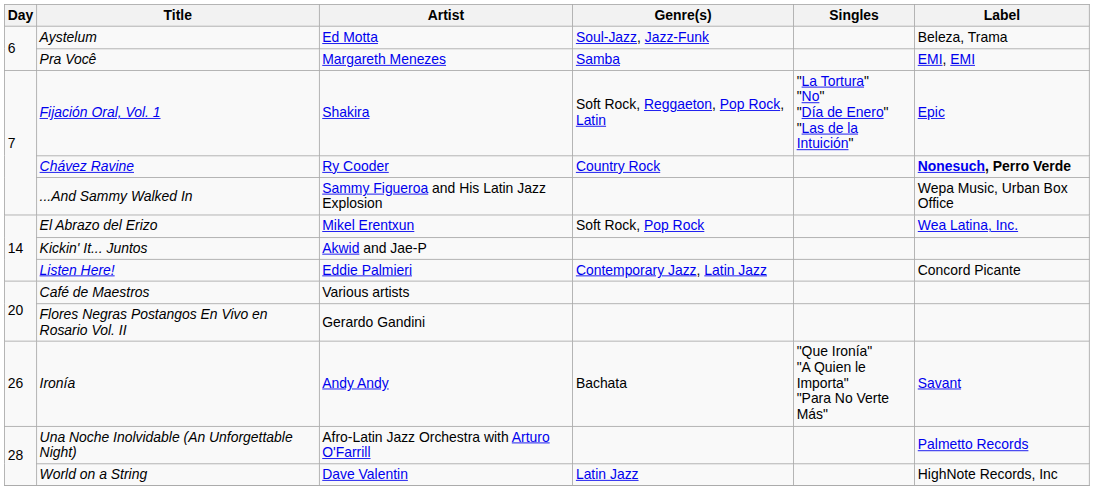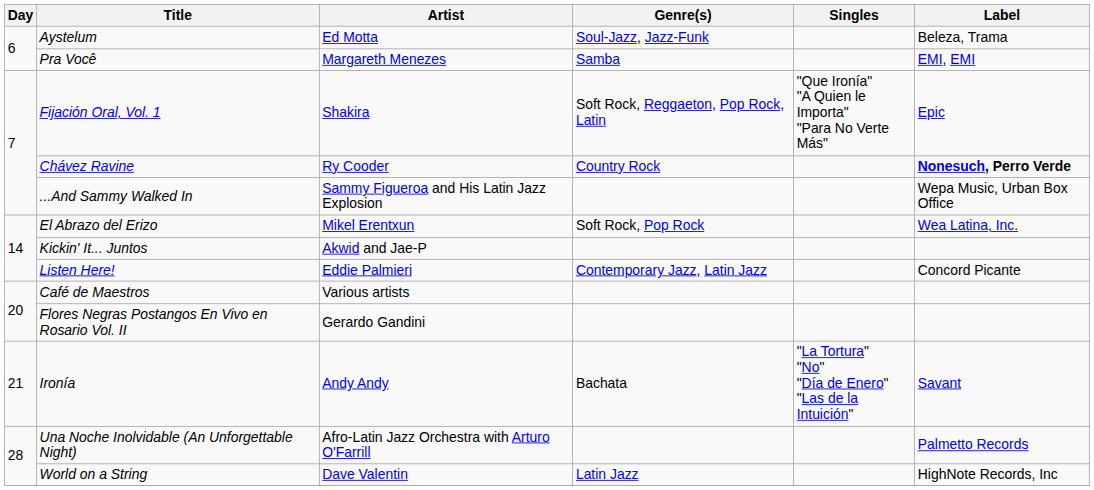(843, 113) "La Tortura" "No" "Día de Enero" "Las de la Intuición" -> (843, 113) "Que Ironía" "A Quien le Importa" "Para No Verte Más"
(15, 383) 26 -> (15, 383) 21
(843, 383) "Que Ironía" "A Quien le Importa" "Para No Verte Más" -> (843, 383) "La Tortura" "No" "Día de Enero" "Las de la Intuición"
